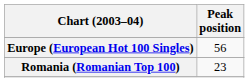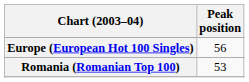(220, 67) 23 -> (220, 67) 53
